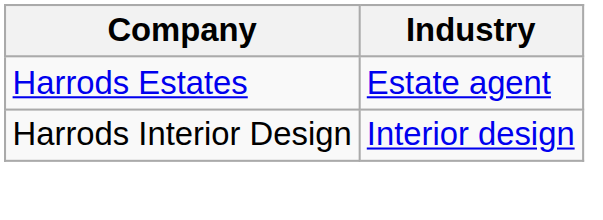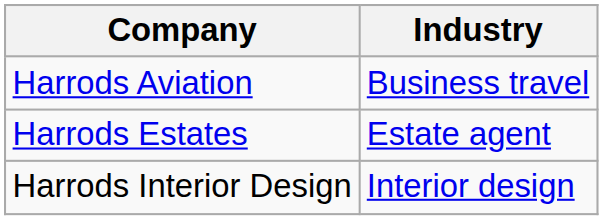+ row: (133, 82)
